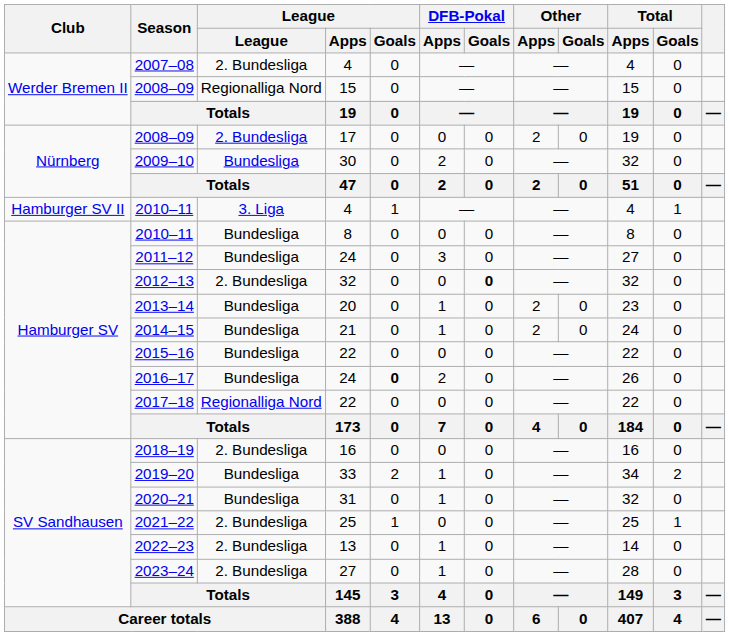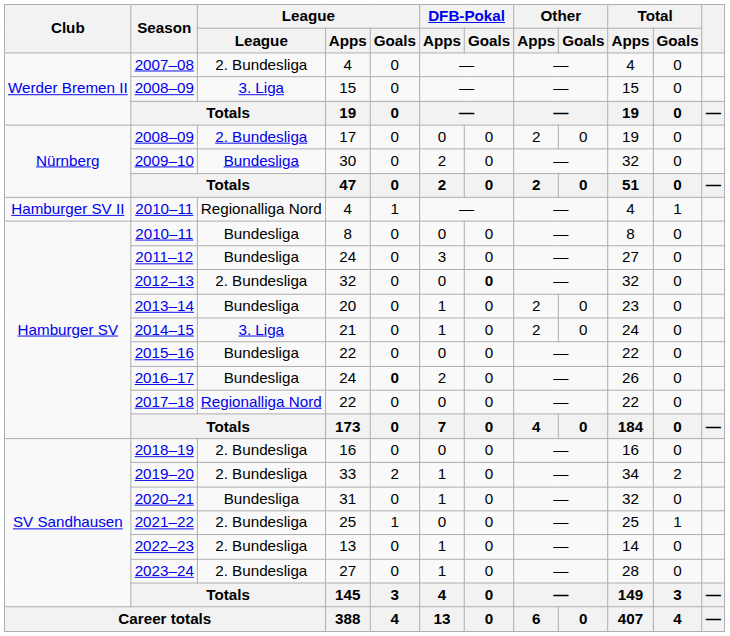(261, 88) Regionalliga Nord -> (261, 88) 3. Liga
(261, 209) 3. Liga -> (261, 209) Regionalliga Nord
(261, 329) Bundesliga -> (261, 329) 3. Liga
(261, 474) Bundesliga -> (261, 474) 2. Bundesliga
